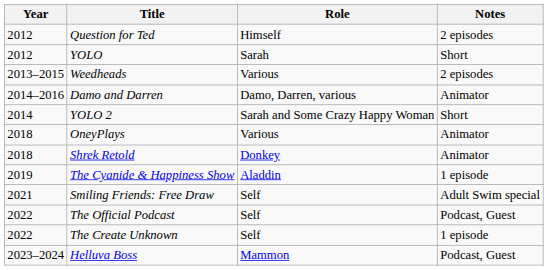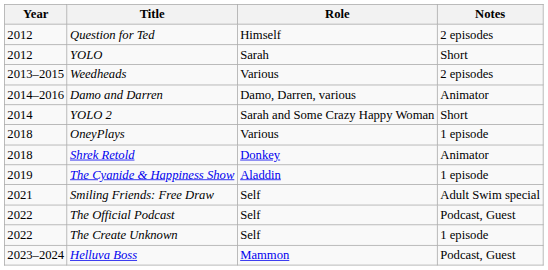(464, 134) Animator -> (464, 134) 1 episode
